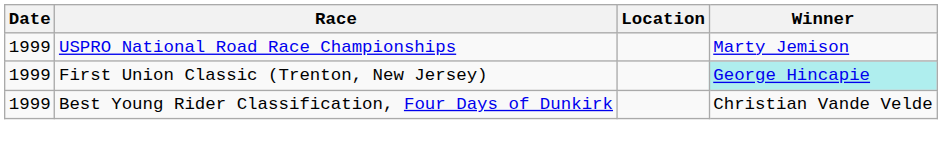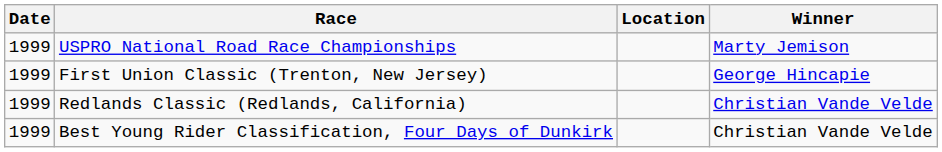(792, 76) paleturquoise background -> (792, 76) no background
+ row: (263, 104)
